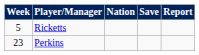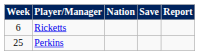(18, 27) 5 -> (18, 27) 6
(18, 43) 23 -> (18, 43) 25
